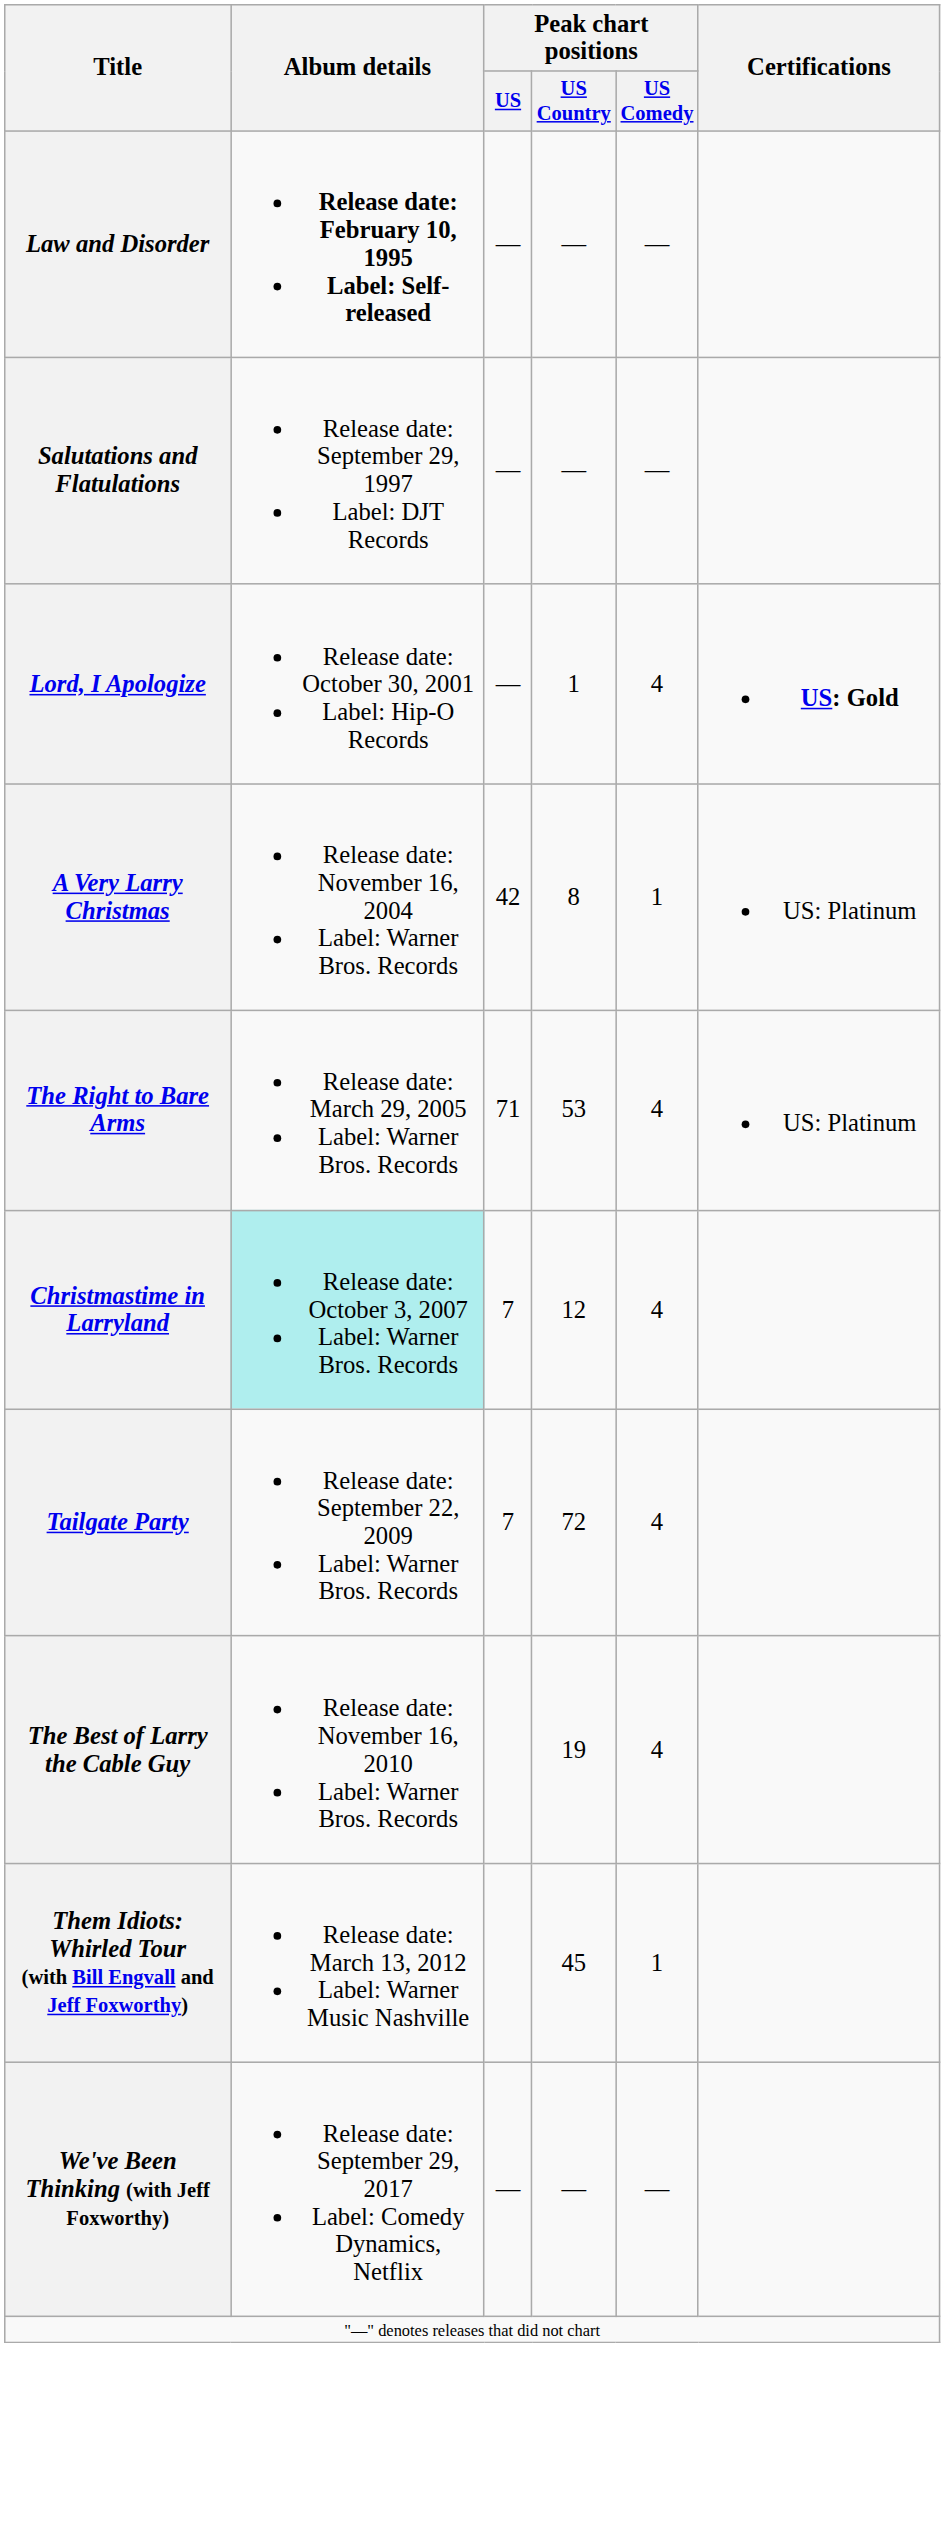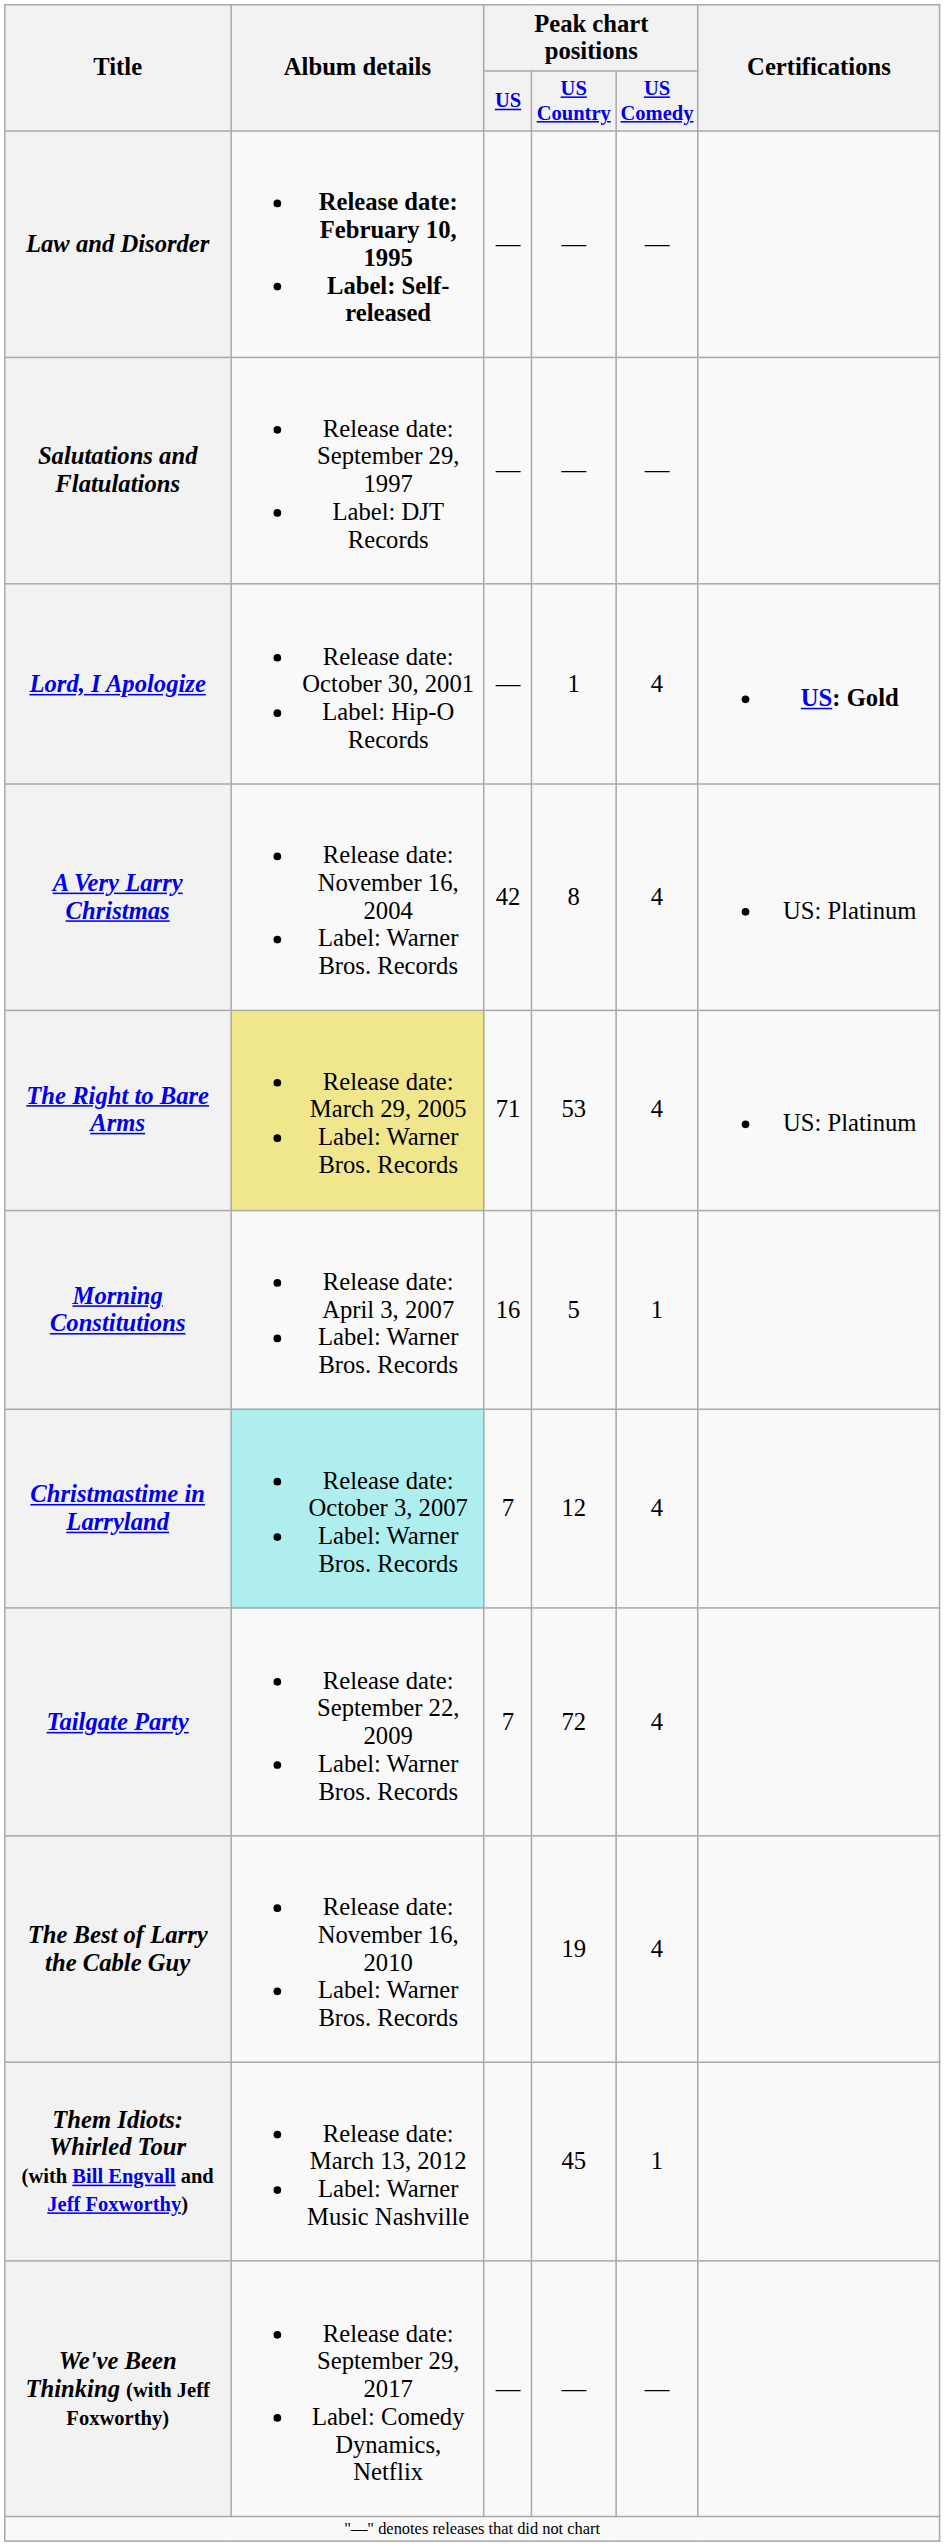(657, 896) 1 -> (657, 896) 4
(357, 1124) no background -> (357, 1124) khaki background
+ row: (118, 1309)
